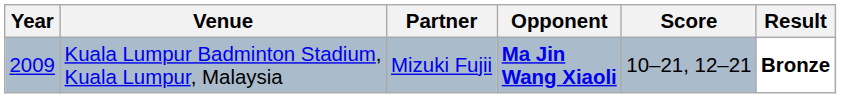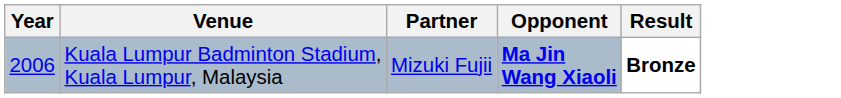- column: (689, 21)
(32, 65) 2009 -> (32, 65) 2006
